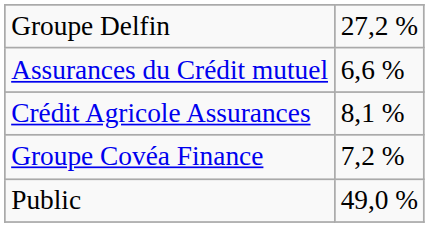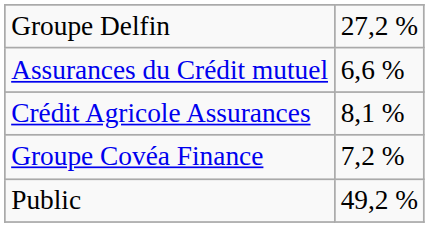(379, 199) 49,0 % -> (379, 199) 49,2 %
